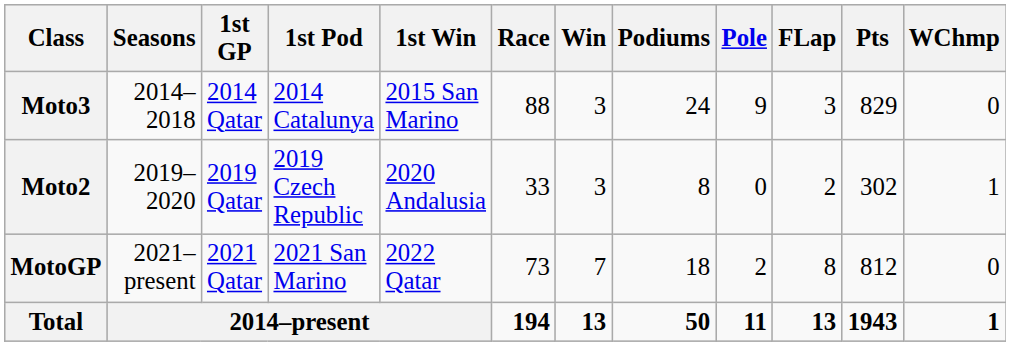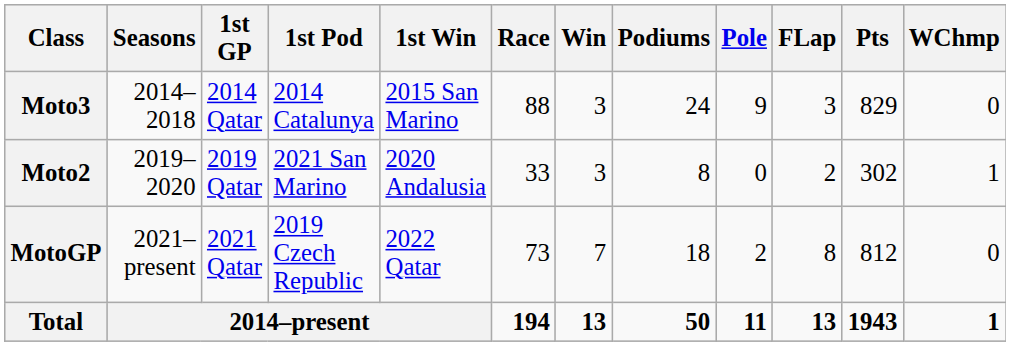(318, 186) 2019 Czech Republic -> (320, 172) 2021 San Marino
(320, 267) 2021 San Marino -> (318, 253) 2019 Czech Republic
